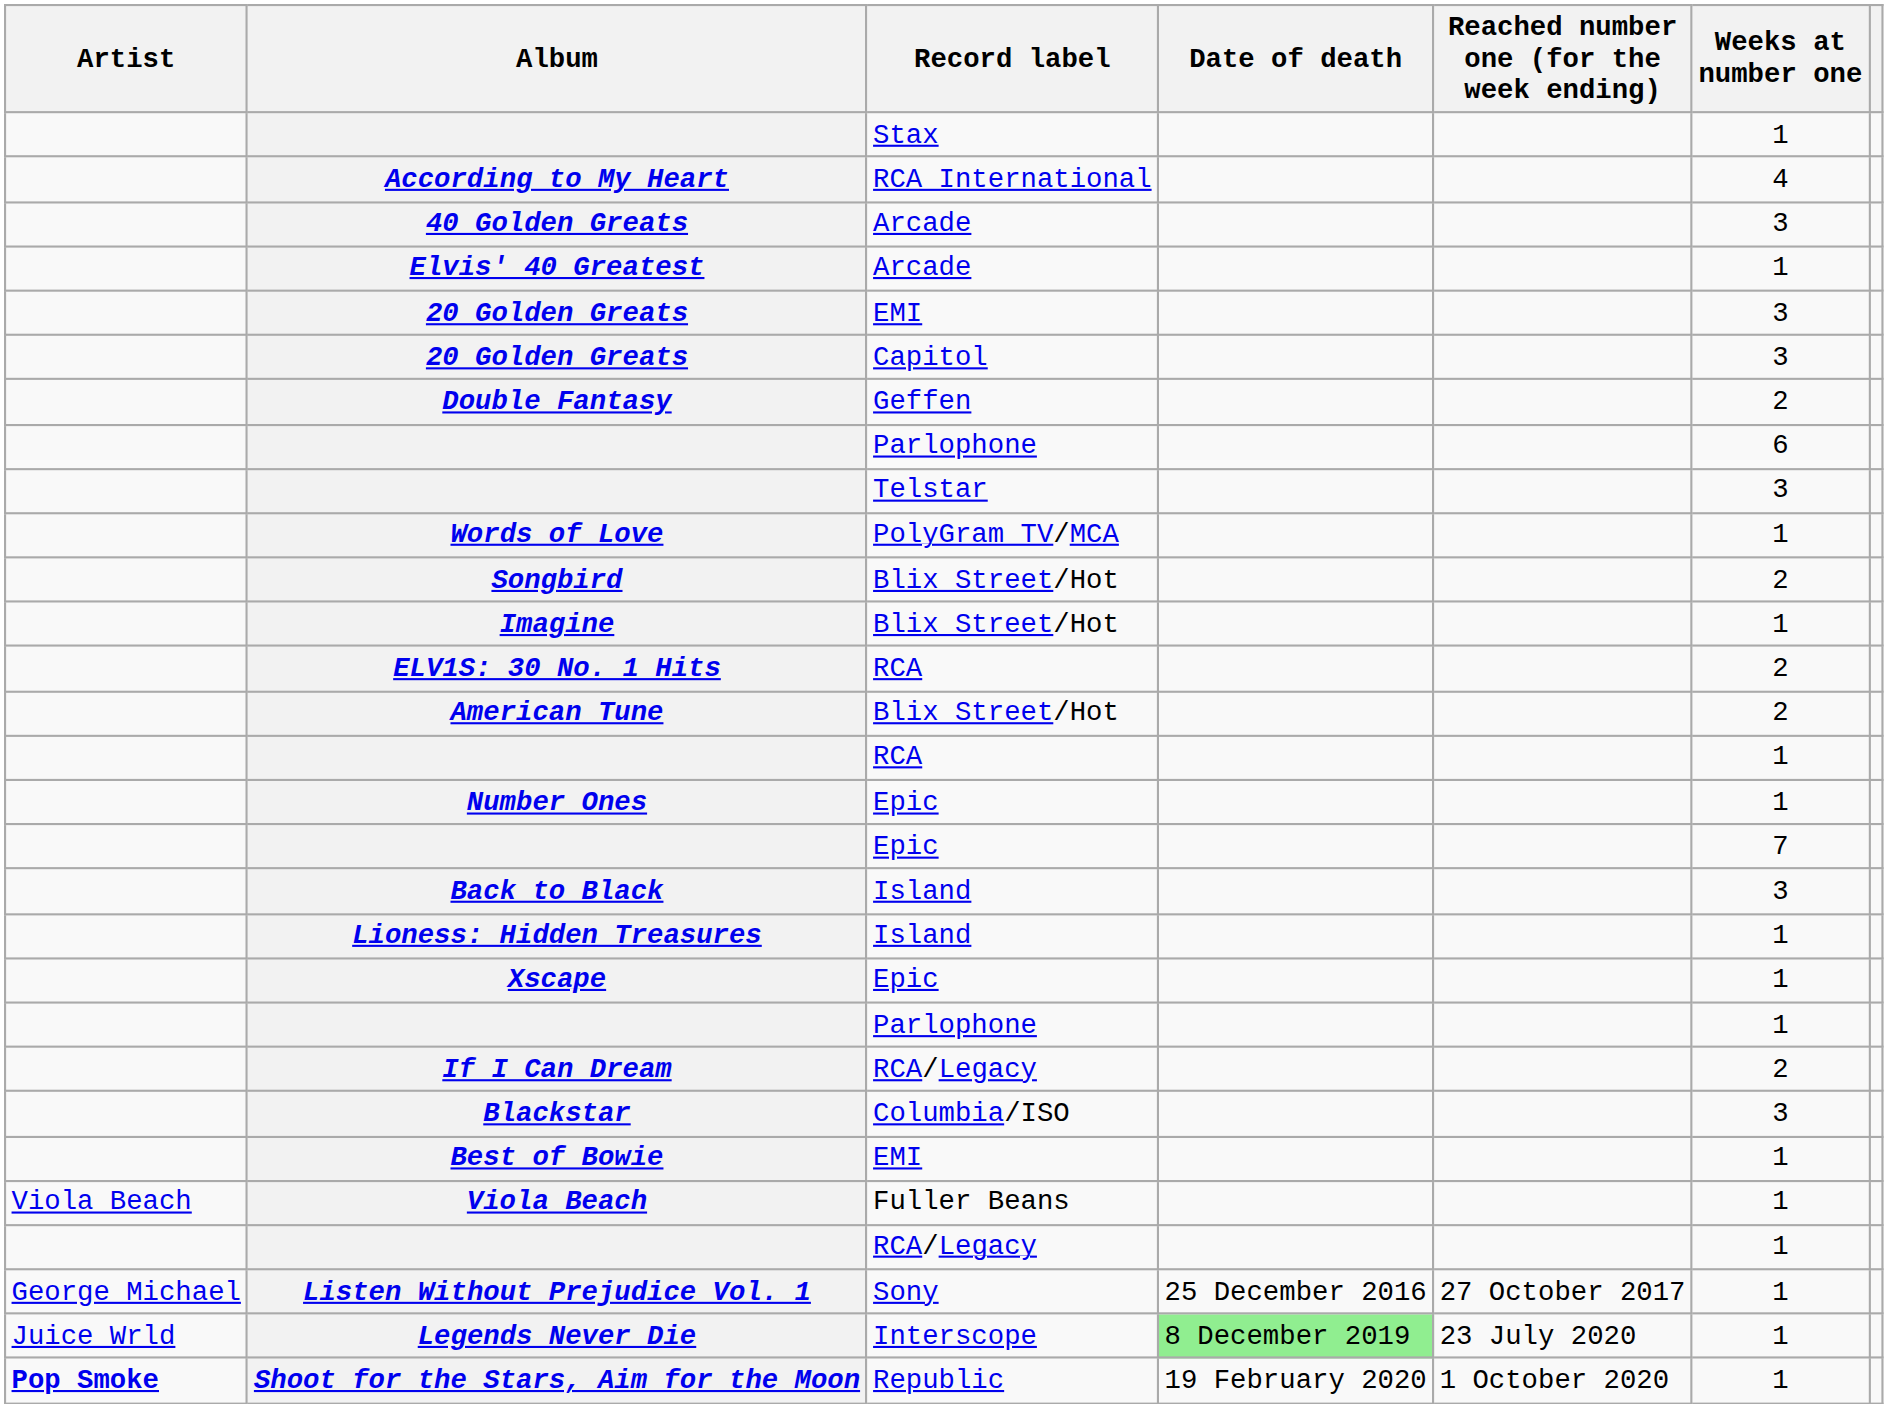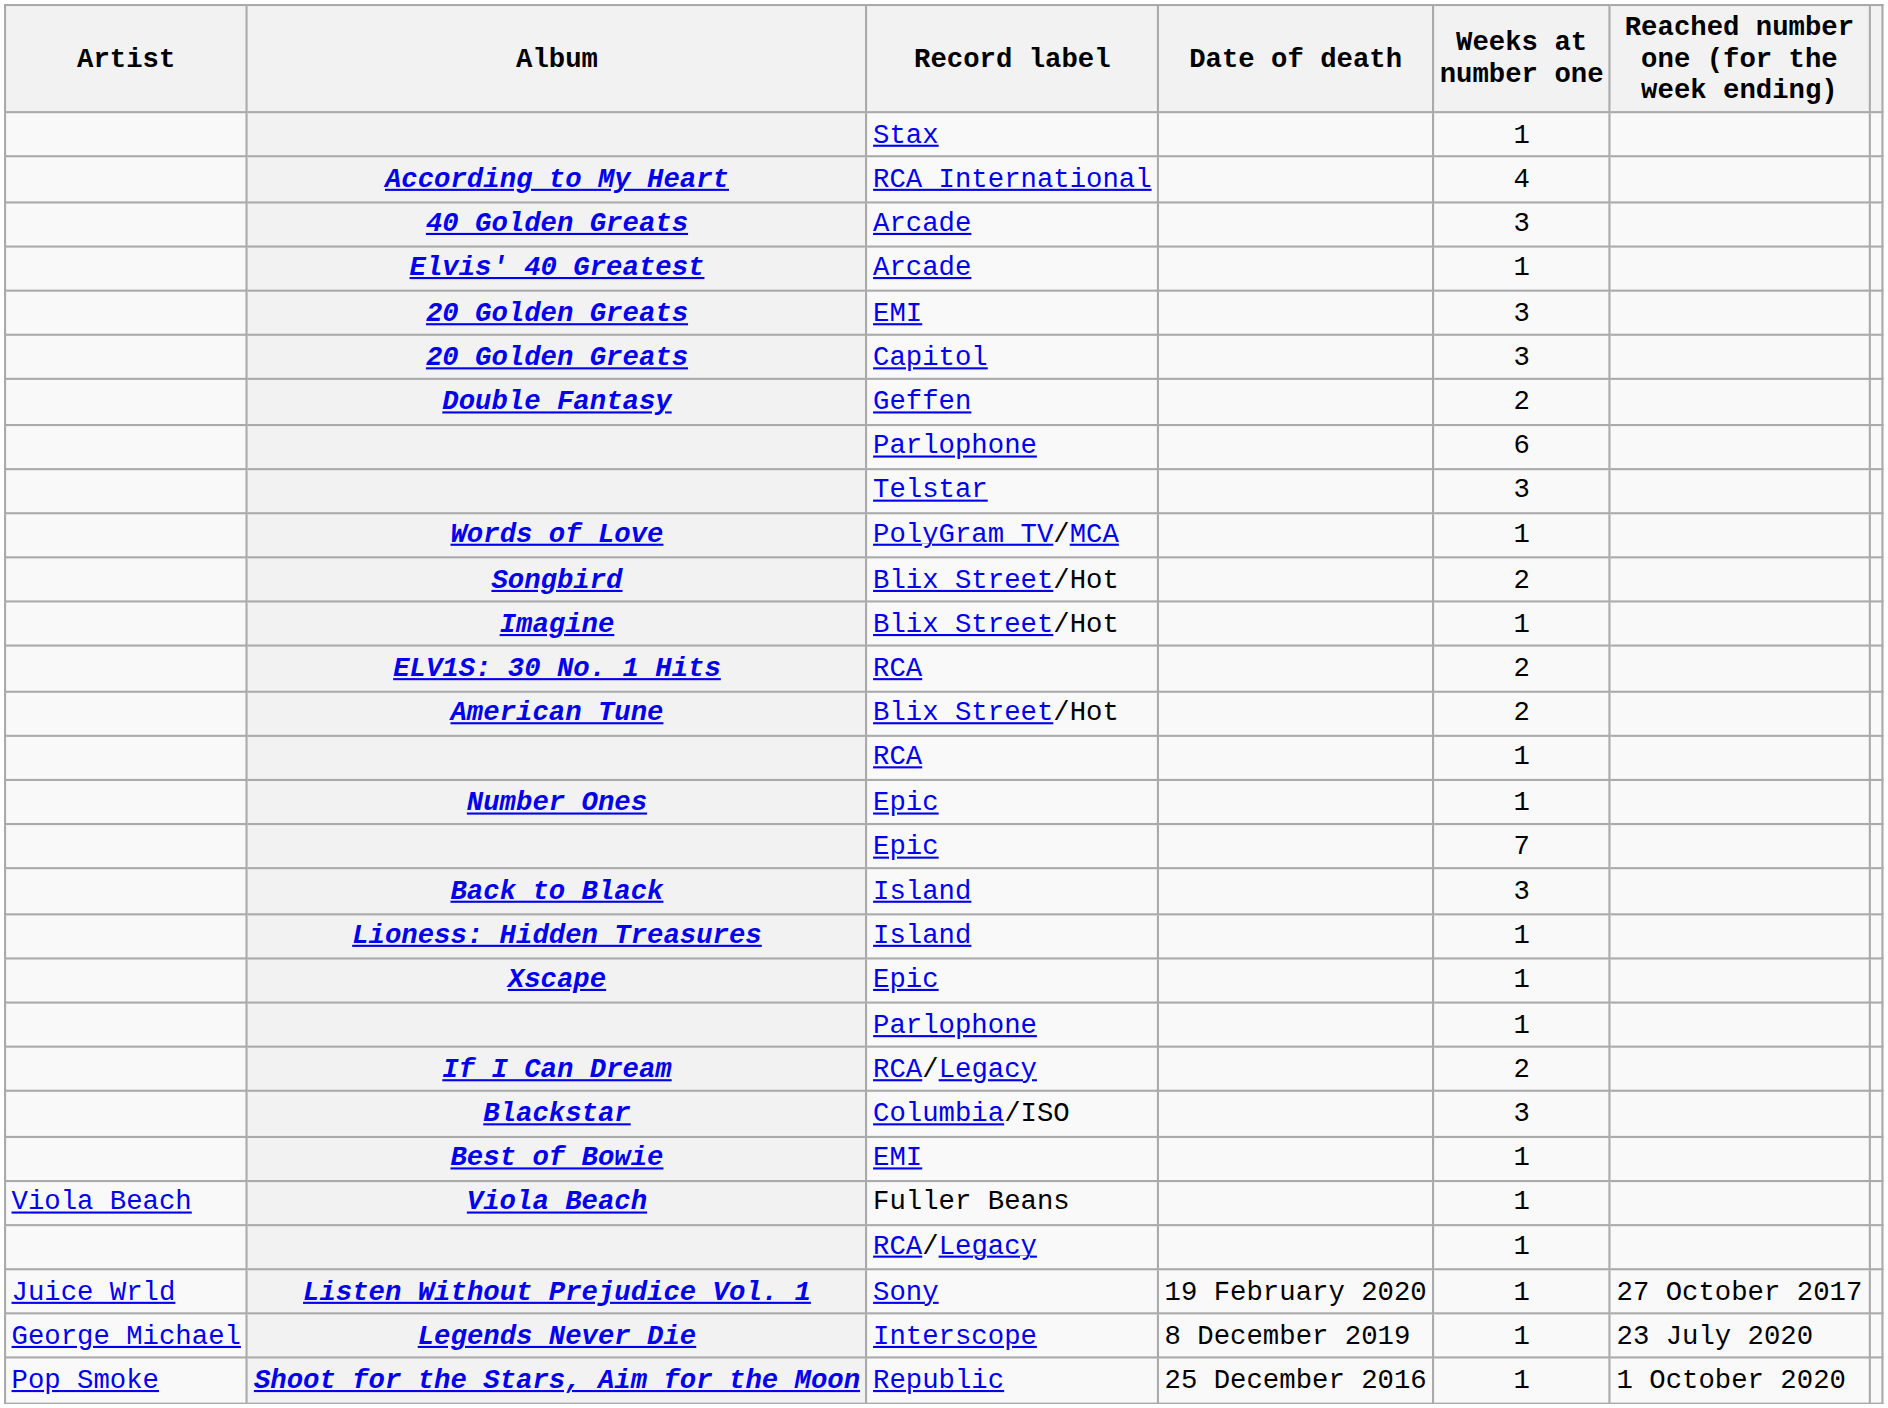columns swapped: (1563, 59) <-> (1780, 59)
(126, 1292) George Michael -> (93, 1292) Juice Wrld
(1296, 1292) 25 December 2016 -> (1296, 1292) 19 February 2020
(93, 1336) Juice Wrld -> (126, 1336) George Michael
(1287, 1336) lightgreen background -> (1287, 1336) no background
(85, 1381) bold -> (85, 1381) normal
(1296, 1381) 19 February 2020 -> (1296, 1381) 25 December 2016
